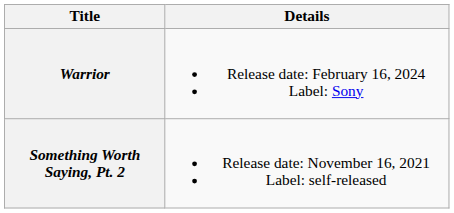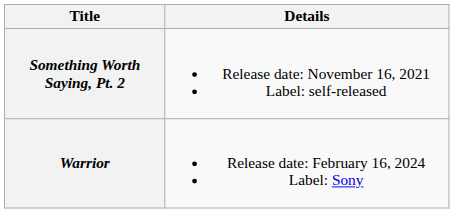rows swapped: (85, 163) <-> (85, 73)
